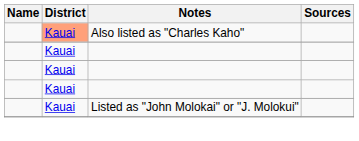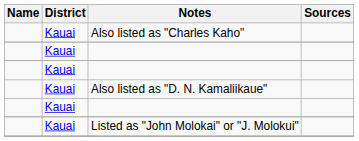(60, 32) lightsalmon background -> (60, 32) no background
+ row: (23, 89)
